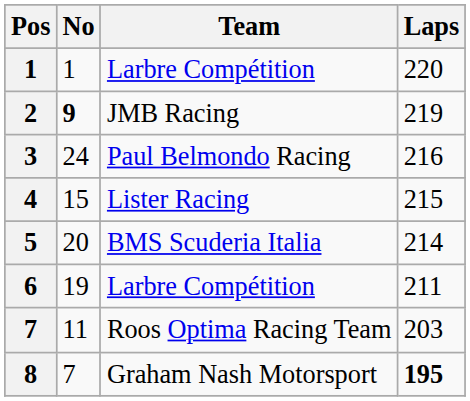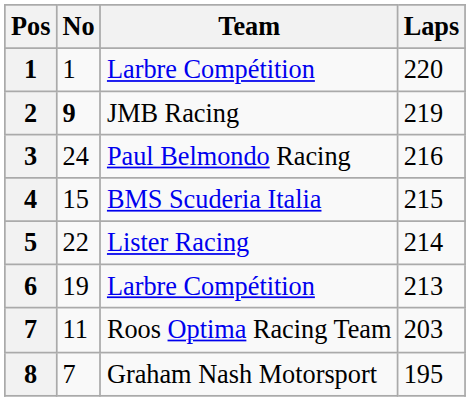(178, 199) Lister Racing -> (214, 199) BMS Scuderia Italia
(76, 243) 20 -> (76, 243) 22
(214, 243) BMS Scuderia Italia -> (178, 243) Lister Racing
(423, 286) 211 -> (423, 286) 213
(423, 373) bold -> (423, 373) normal
